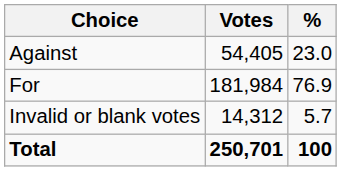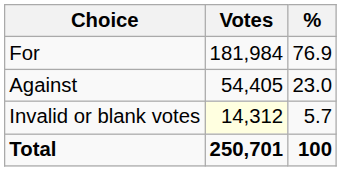rows swapped: (25, 85) <-> (43, 52)
(252, 117) no background -> (252, 117) lightyellow background
